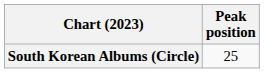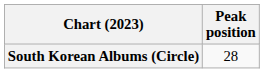(231, 56) 25 -> (231, 56) 28
